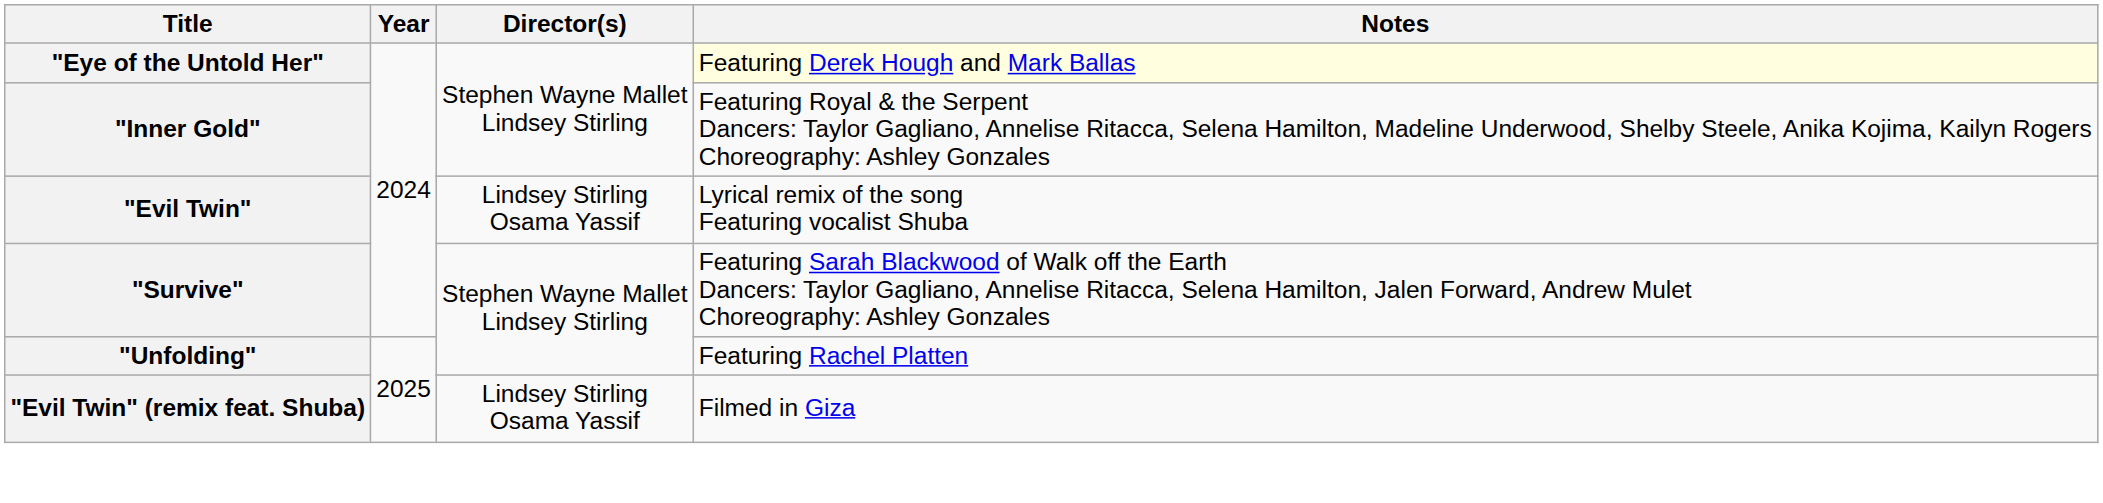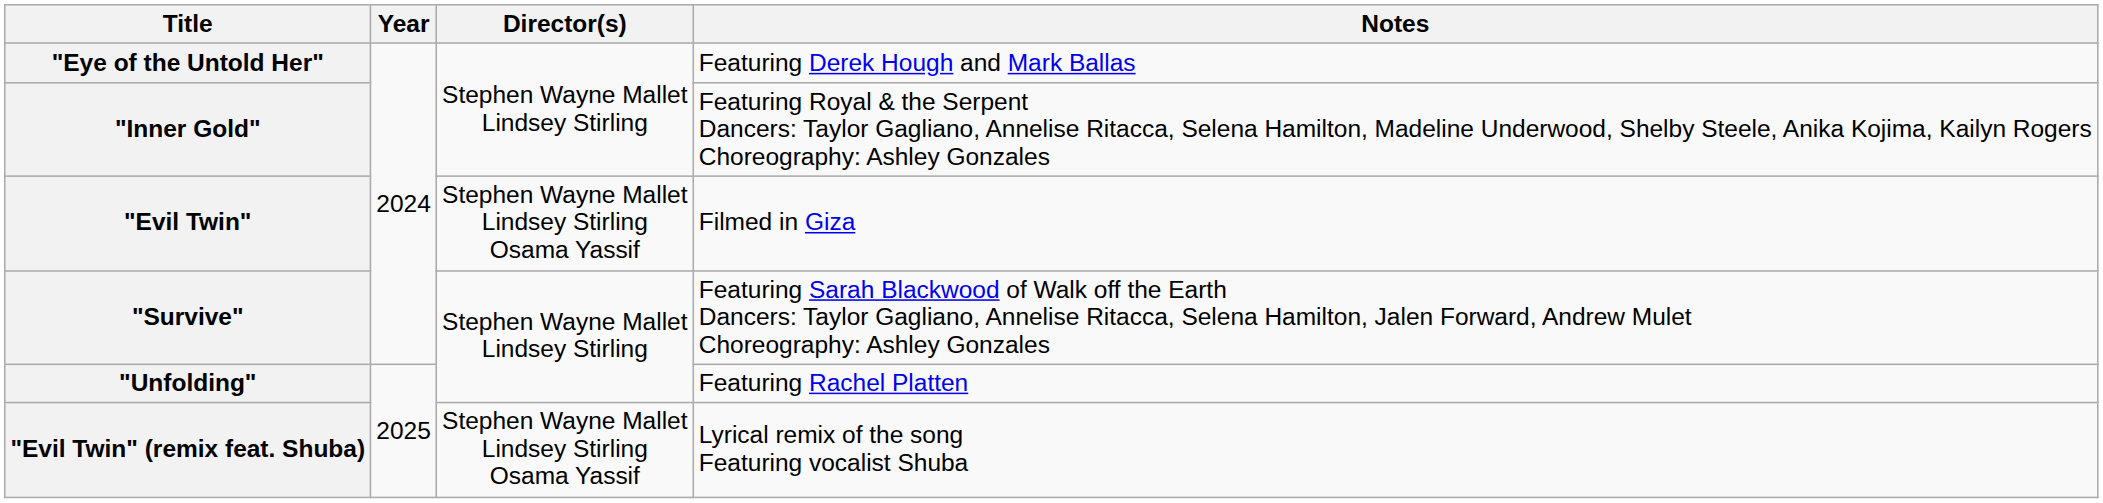(917, 62) lightyellow background -> (917, 62) no background
(565, 209) Lindsey Stirling Osama Yassif -> (565, 223) Stephen Wayne Mallet Lindsey Stirling Osama Yassif
(834, 209) Lyrical remix of the song Featuring vocalist Shuba -> (777, 223) Filmed in Giza
(565, 408) Lindsey Stirling Osama Yassif -> (565, 449) Stephen Wayne Mallet Lindsey Stirling Osama Yassif
(777, 408) Filmed in Giza -> (834, 449) Lyrical remix of the song Featuring vocalist Shuba
